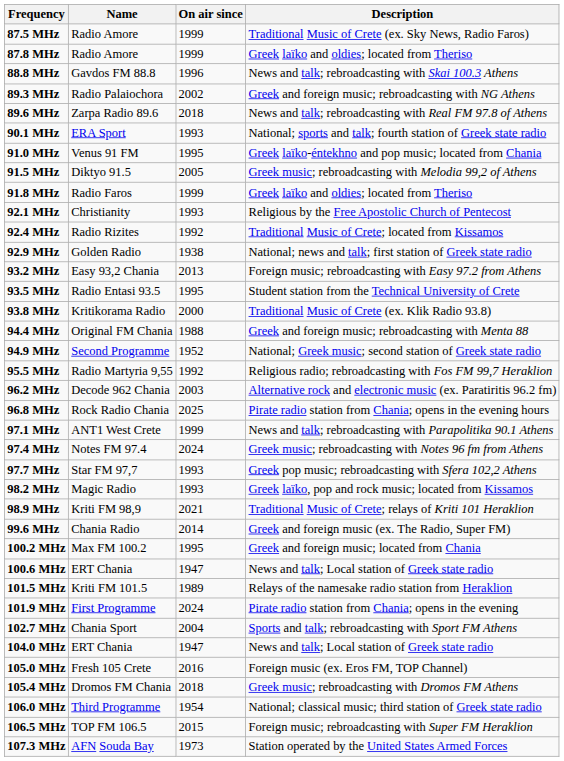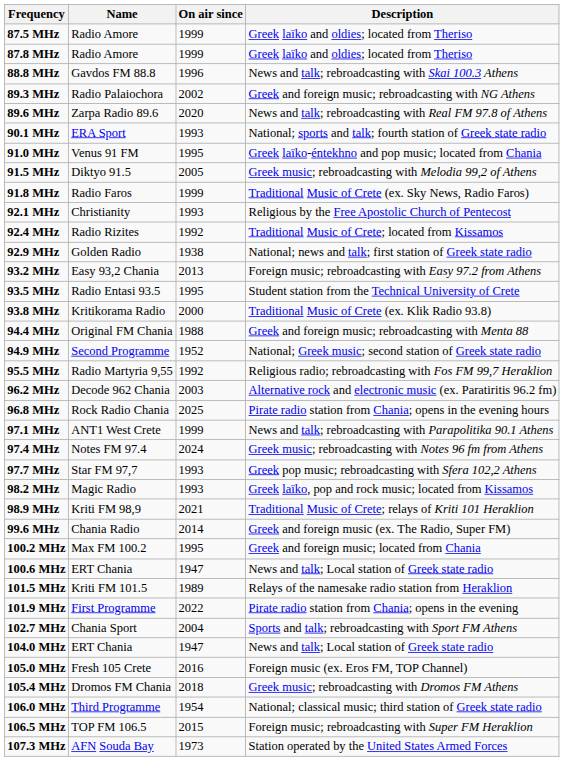(389, 34) Traditional Music of Crete (ex. Sky News, Radio Faros) -> (360, 34) Greek laïko and oldies; located from Theriso
(191, 113) 2018 -> (191, 113) 2020
(360, 192) Greek laïko and oldies; located from Theriso -> (389, 192) Traditional Music of Crete (ex. Sky News, Radio Faros)
(191, 608) 2024 -> (191, 608) 2022
